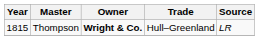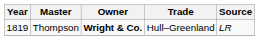(17, 27) 1815 -> (17, 27) 1819
